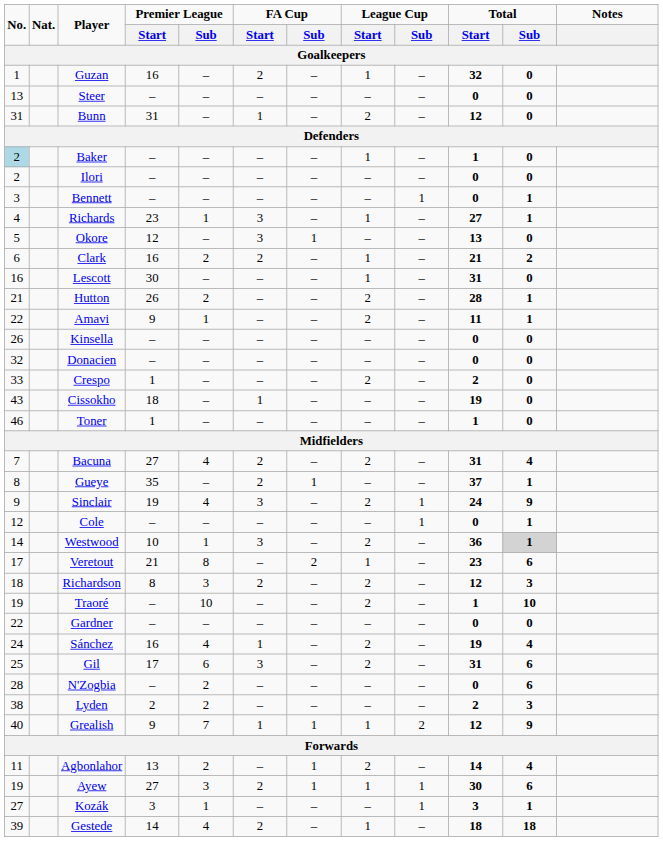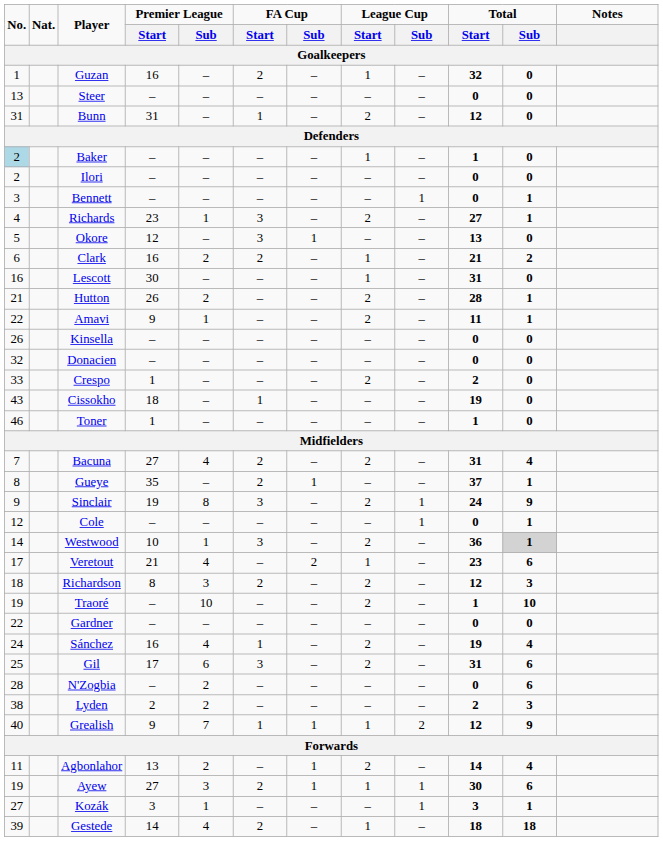(368, 217) 1 -> (368, 217) 2
(206, 501) 4 -> (206, 501) 8
(206, 562) 8 -> (206, 562) 4
